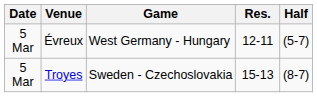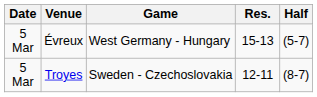(258, 41) 12-11 -> (258, 41) 15-13
(258, 75) 15-13 -> (258, 75) 12-11
